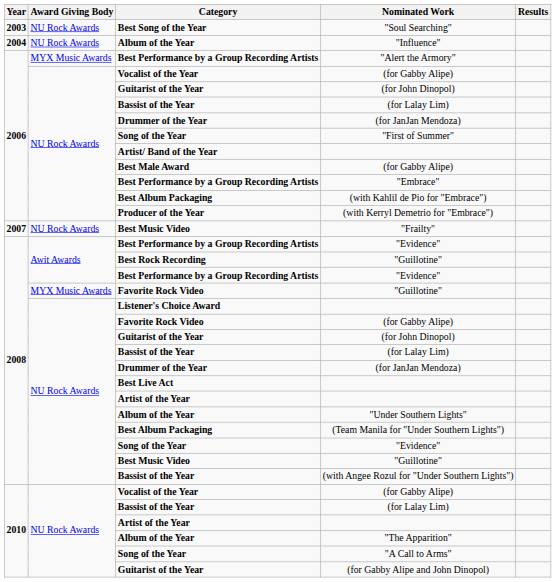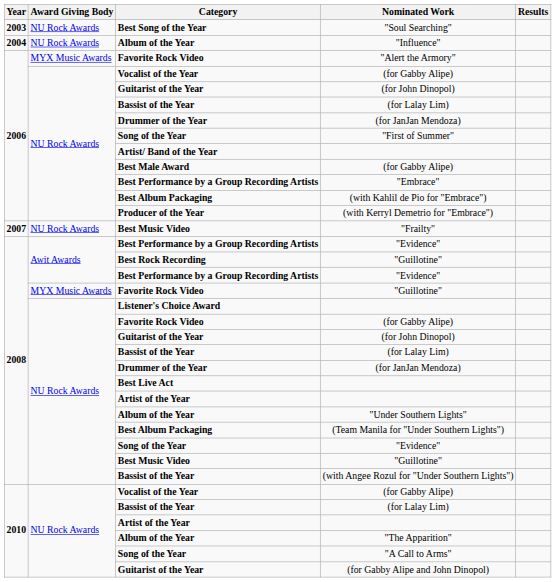(218, 58) Best Performance by a Group Recording Artists -> (161, 58) Favorite Rock Video
